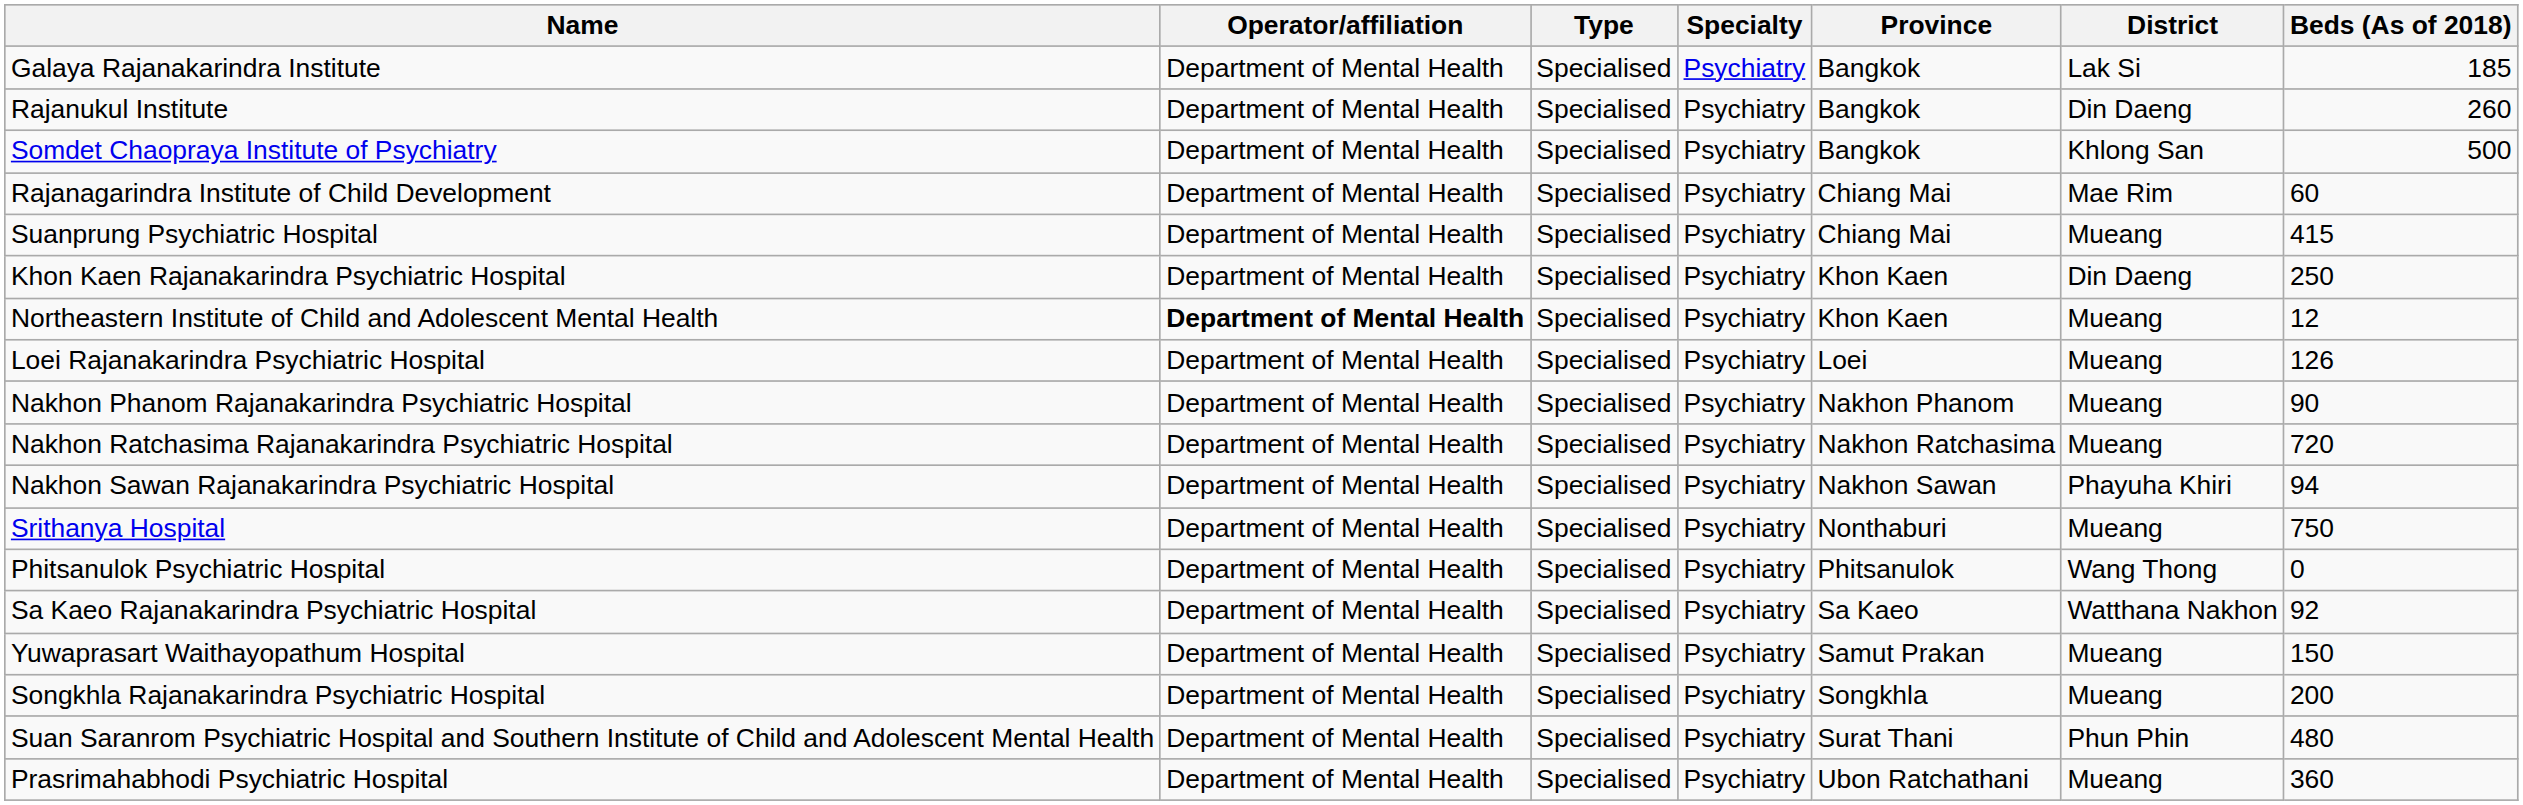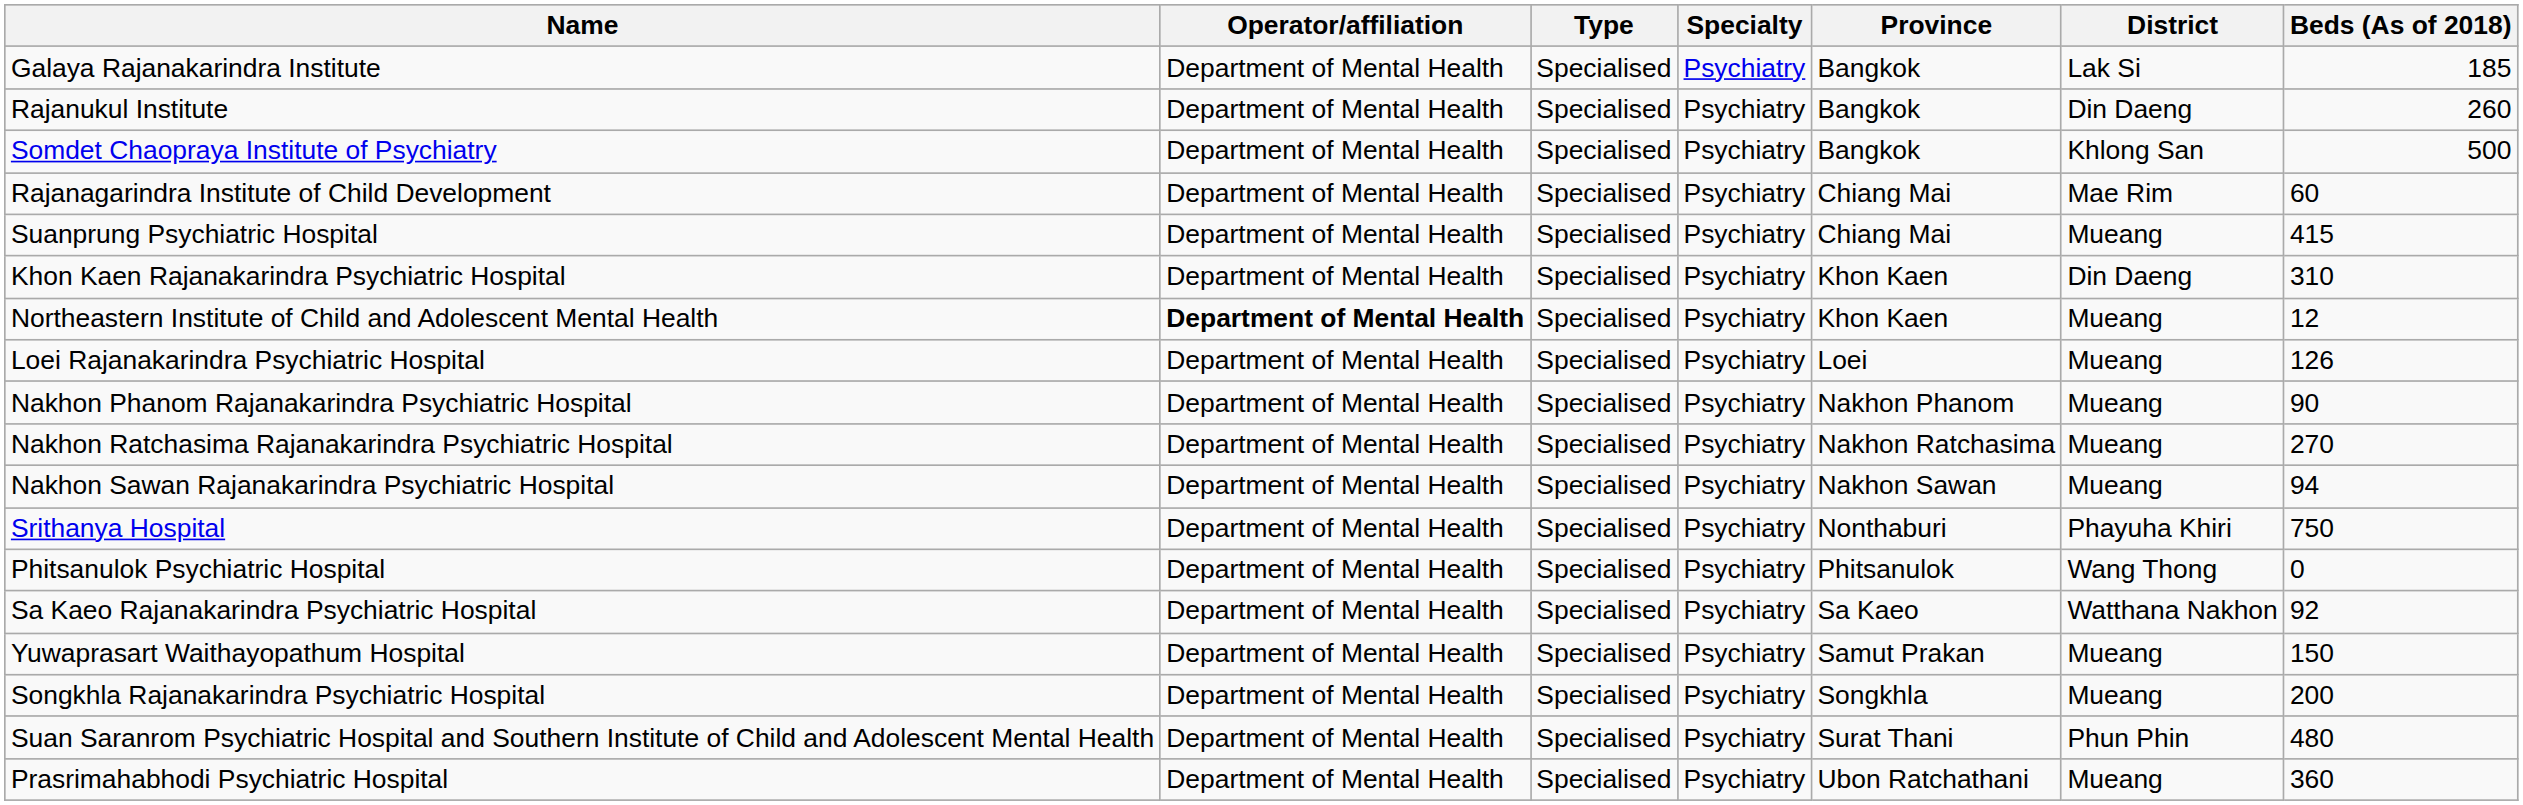(2312, 276) 250 -> (2312, 276) 310
(2312, 444) 720 -> (2312, 444) 270
(2150, 485) Phayuha Khiri -> (2115, 485) Mueang
(2115, 527) Mueang -> (2150, 527) Phayuha Khiri
